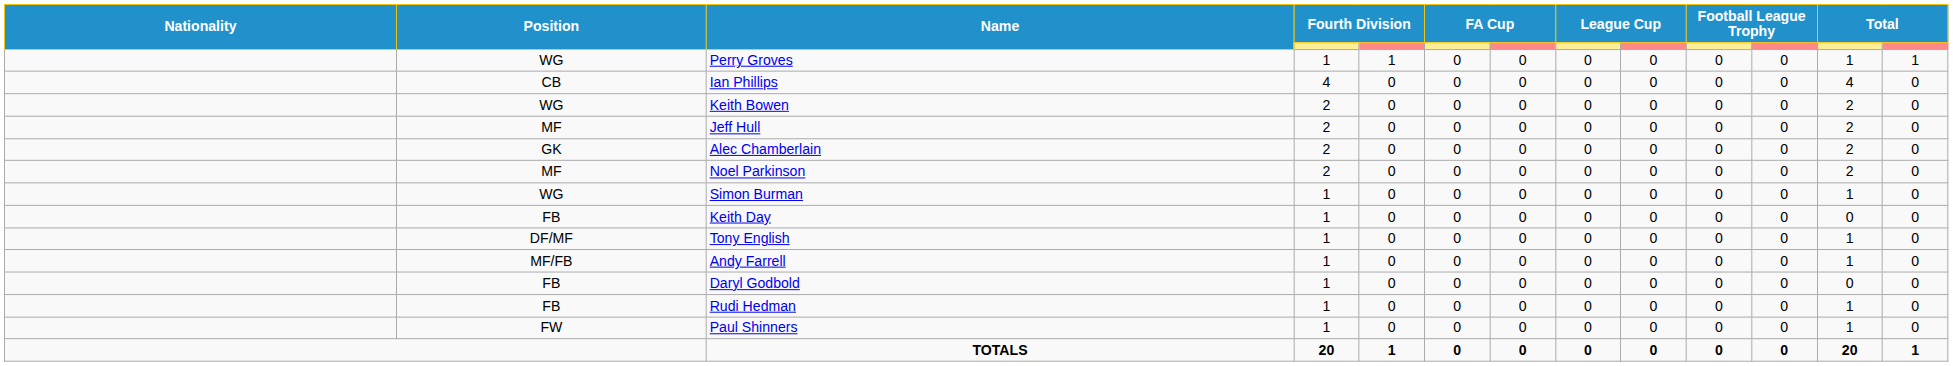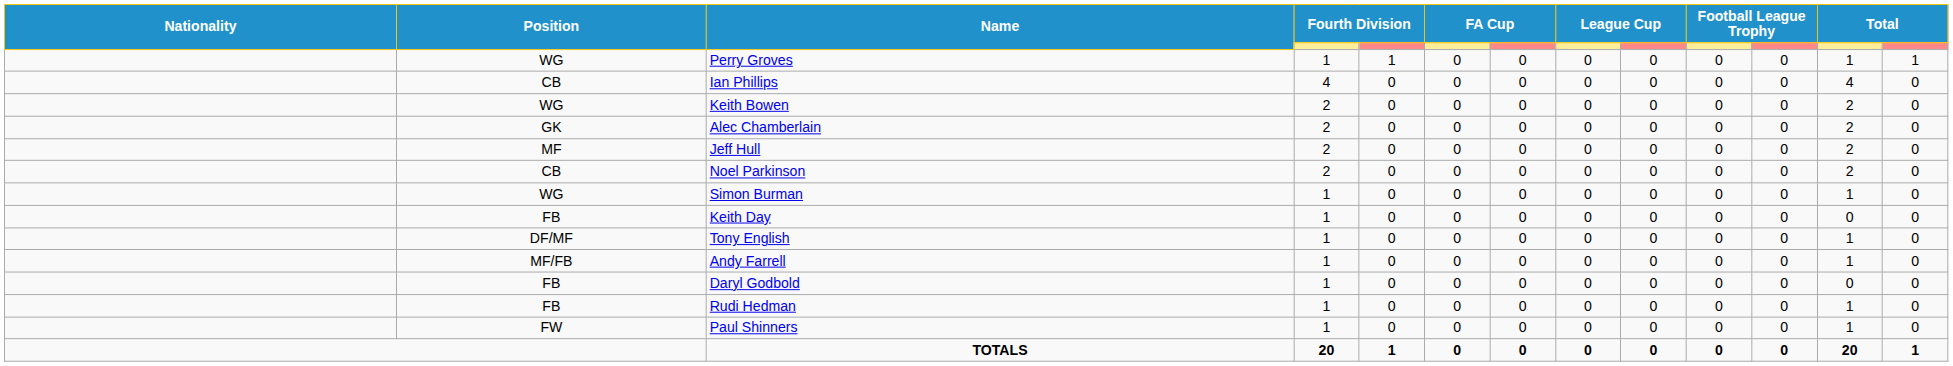rows swapped: (765, 150) <-> (735, 128)
(551, 172) MF -> (551, 172) CB
